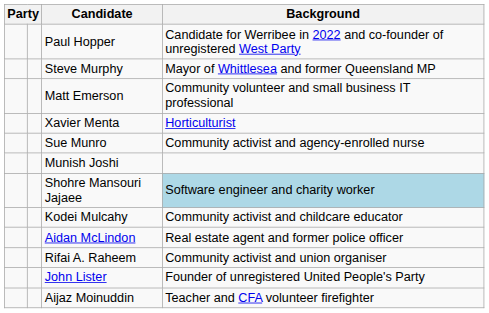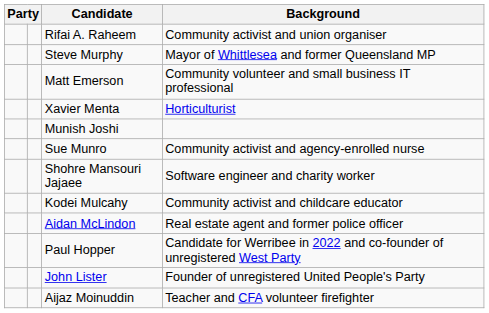rows swapped: (90, 257) <-> (80, 41)
rows swapped: (82, 163) <-> (76, 143)
(270, 190) lightblue background -> (270, 176) no background
